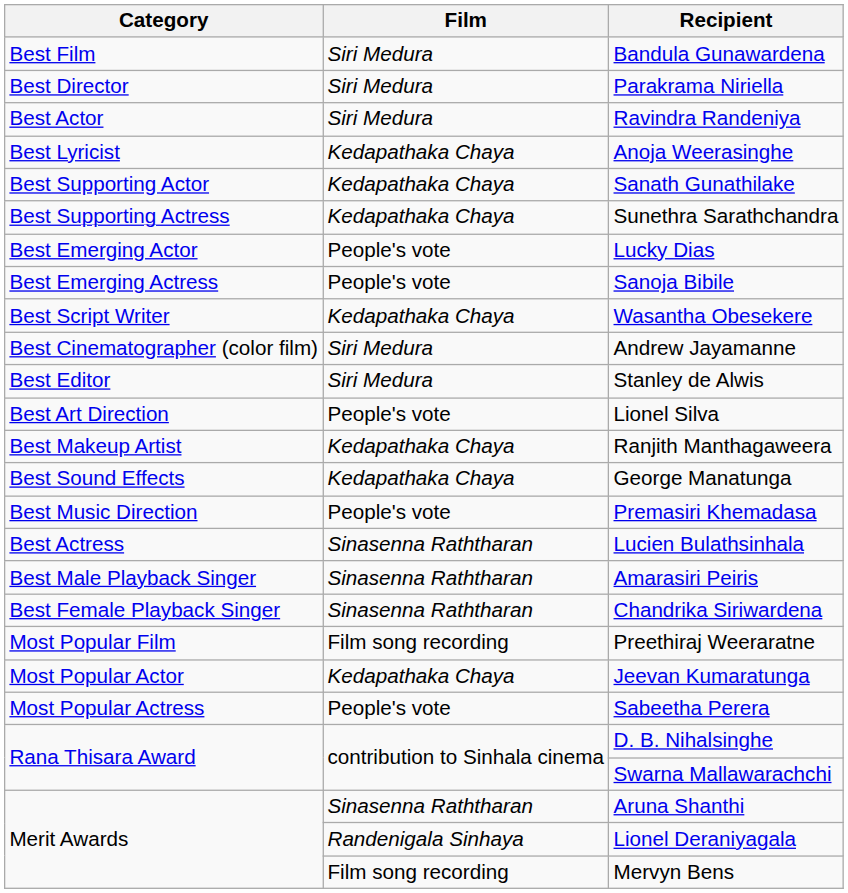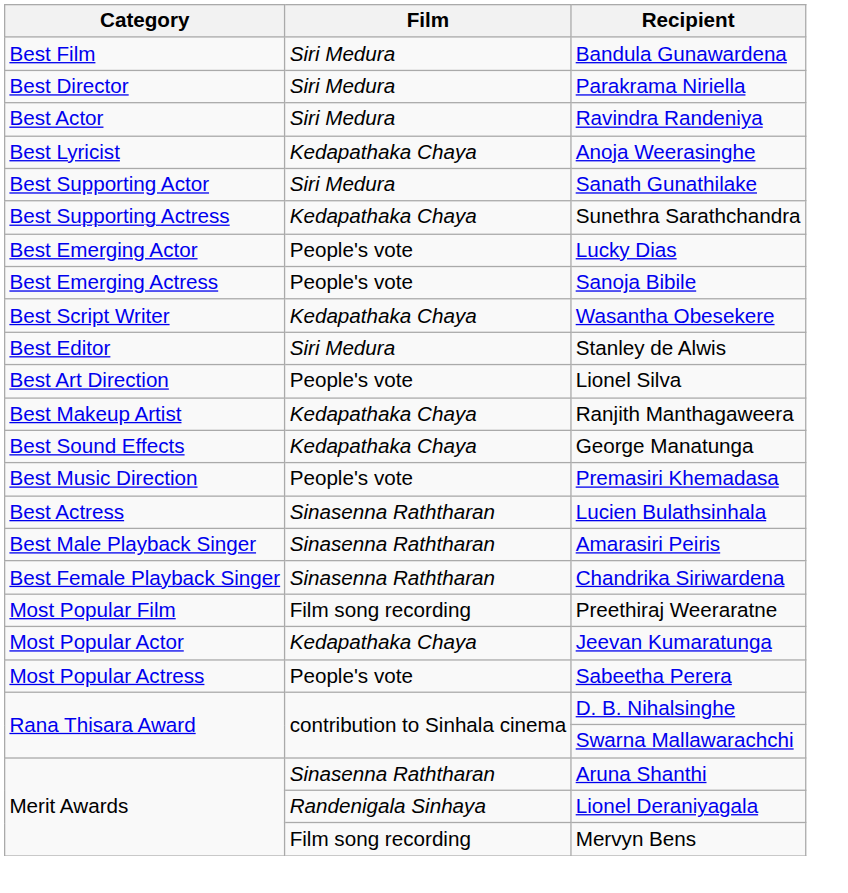(421, 184) Kedapathaka Chaya -> (342, 184) Siri Medura
- row: (705, 348)
